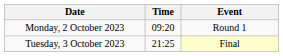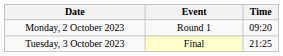columns swapped: (163, 12) <-> (230, 12)
